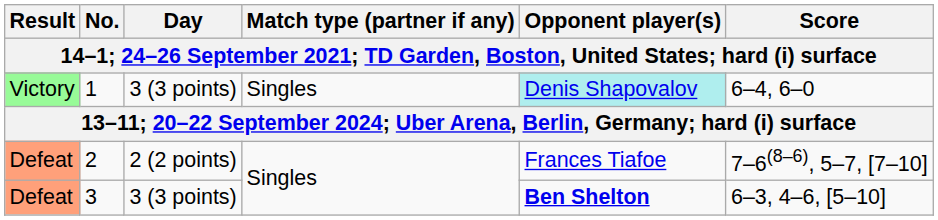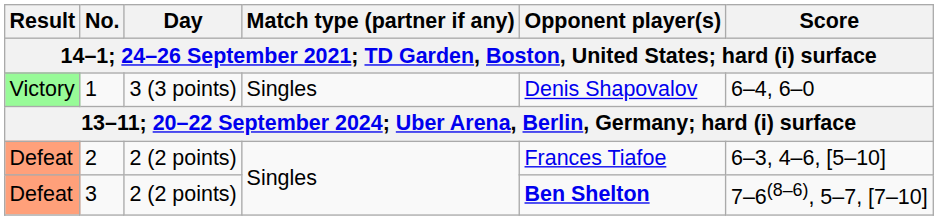(611, 89) paleturquoise background -> (611, 89) no background
(829, 160) 7–6(8–6), 5–7, [7–10] -> (808, 157) 6–3, 4–6, [5–10]
(183, 197) 3 (3 points) -> (183, 194) 2 (2 points)
(808, 197) 6–3, 4–6, [5–10] -> (829, 194) 7–6(8–6), 5–7, [7–10]
